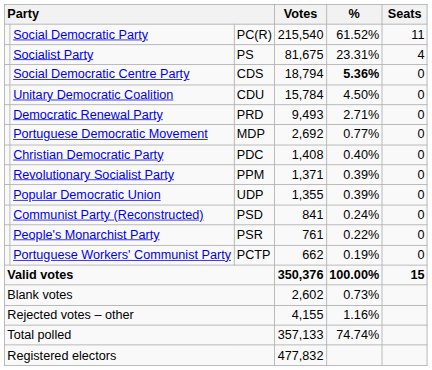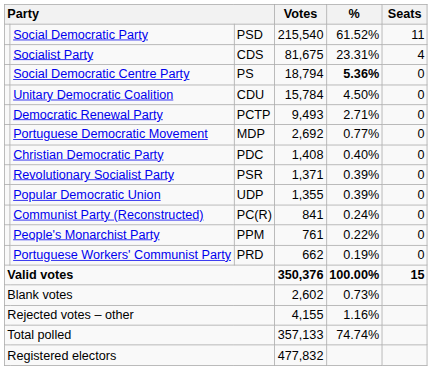(254, 34) PC(R) -> (250, 34) PSD
(245, 54) PS -> (250, 54) CDS
(250, 74) CDS -> (245, 74) PS
(250, 114) PRD -> (254, 114) PCTP
(250, 174) PPM -> (250, 174) PSR
(250, 214) PSD -> (254, 214) PC(R)
(250, 235) PSR -> (250, 235) PPM
(254, 255) PCTP -> (250, 255) PRD
